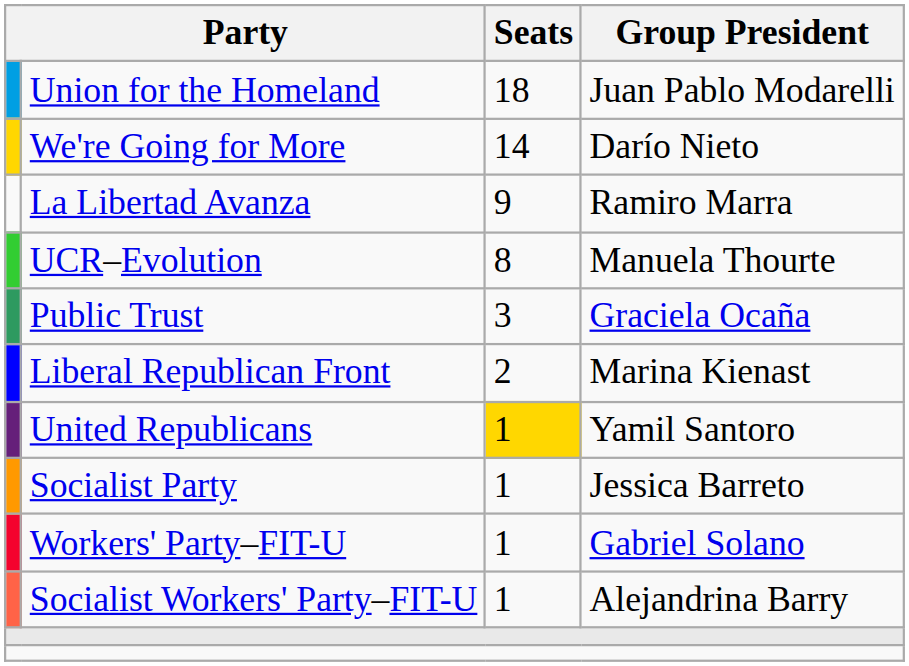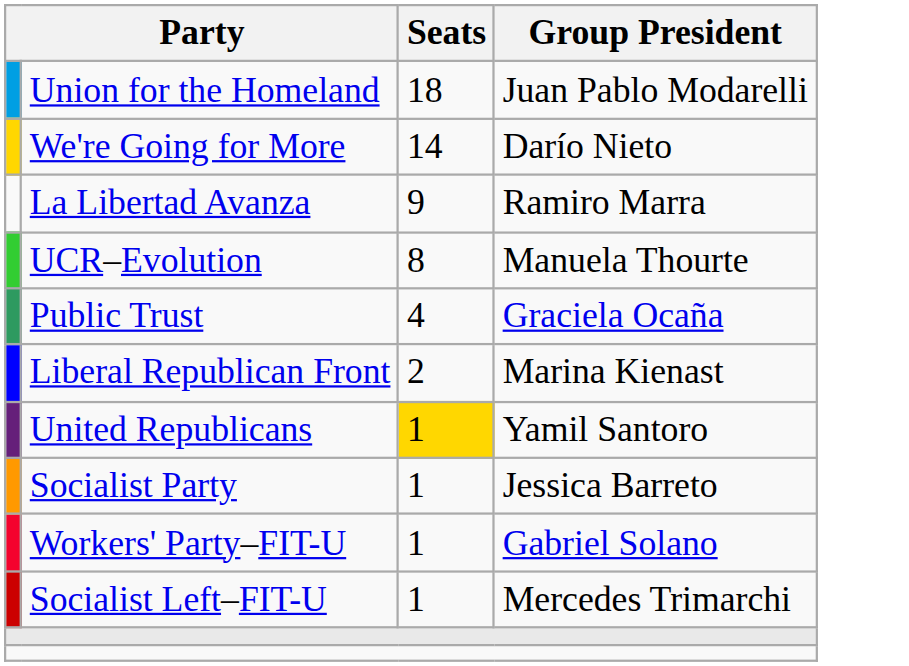(503, 315) 3 -> (416, 315) 4
- row: (254, 598)
+ row: (178, 598)
